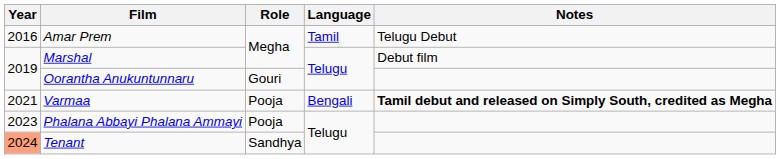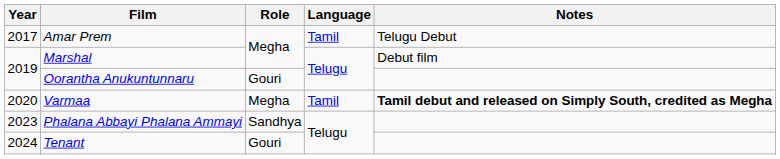(22, 36) 2016 -> (22, 36) 2017
(22, 100) 2021 -> (22, 100) 2020
(265, 100) Pooja -> (269, 100) Megha
(330, 100) Bengali -> (323, 100) Tamil
(265, 121) Pooja -> (275, 121) Sandhya
(22, 143) lightsalmon background -> (22, 143) no background
(275, 143) Sandhya -> (265, 143) Gouri
